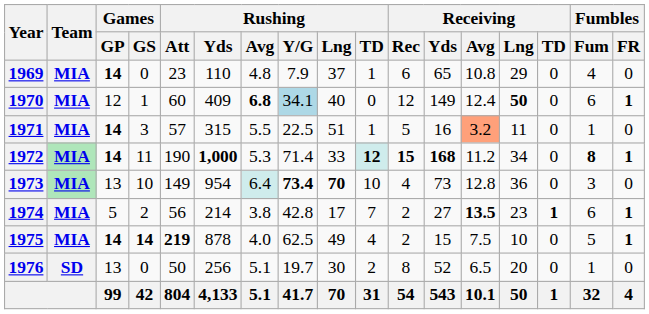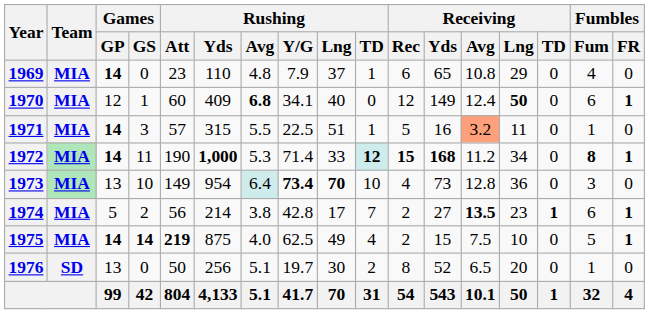(298, 101) lightblue background -> (298, 101) no background
(218, 239) 878 -> (218, 239) 875
